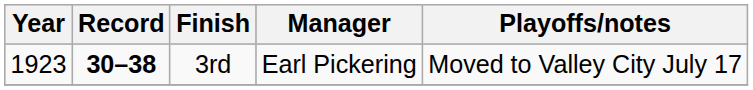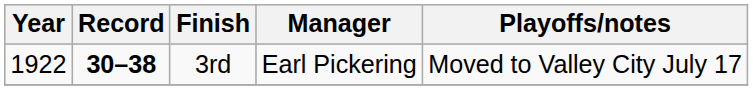(39, 64) 1923 -> (39, 64) 1922
